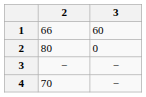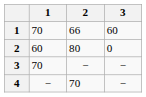+ column: (48, 13)
